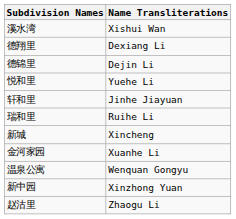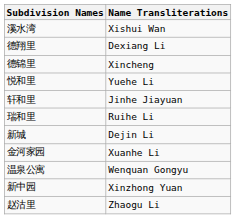(131, 64) Dejin Li -> (131, 64) Xincheng
(131, 135) Xincheng -> (131, 135) Dejin Li
